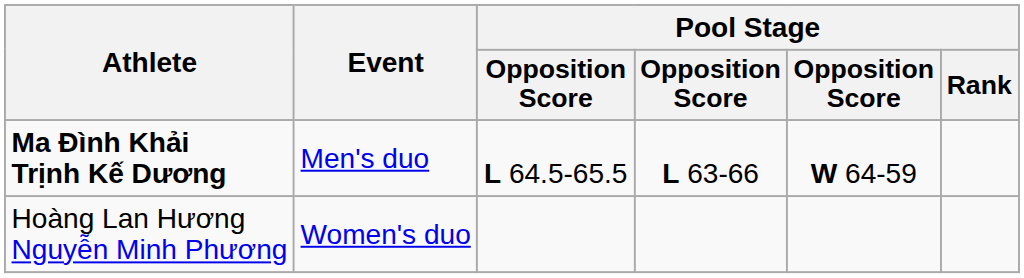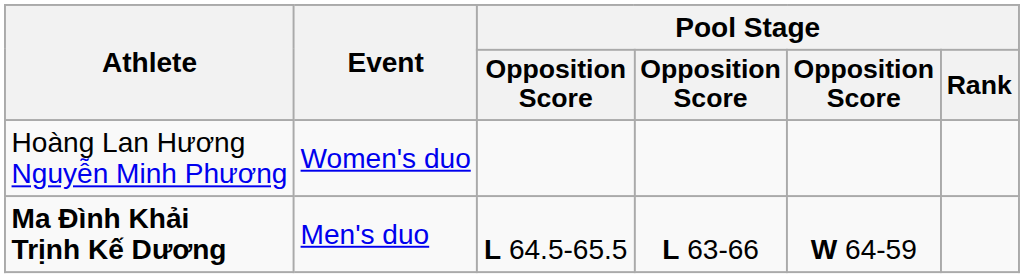rows swapped: (119, 159) <-> (149, 234)
